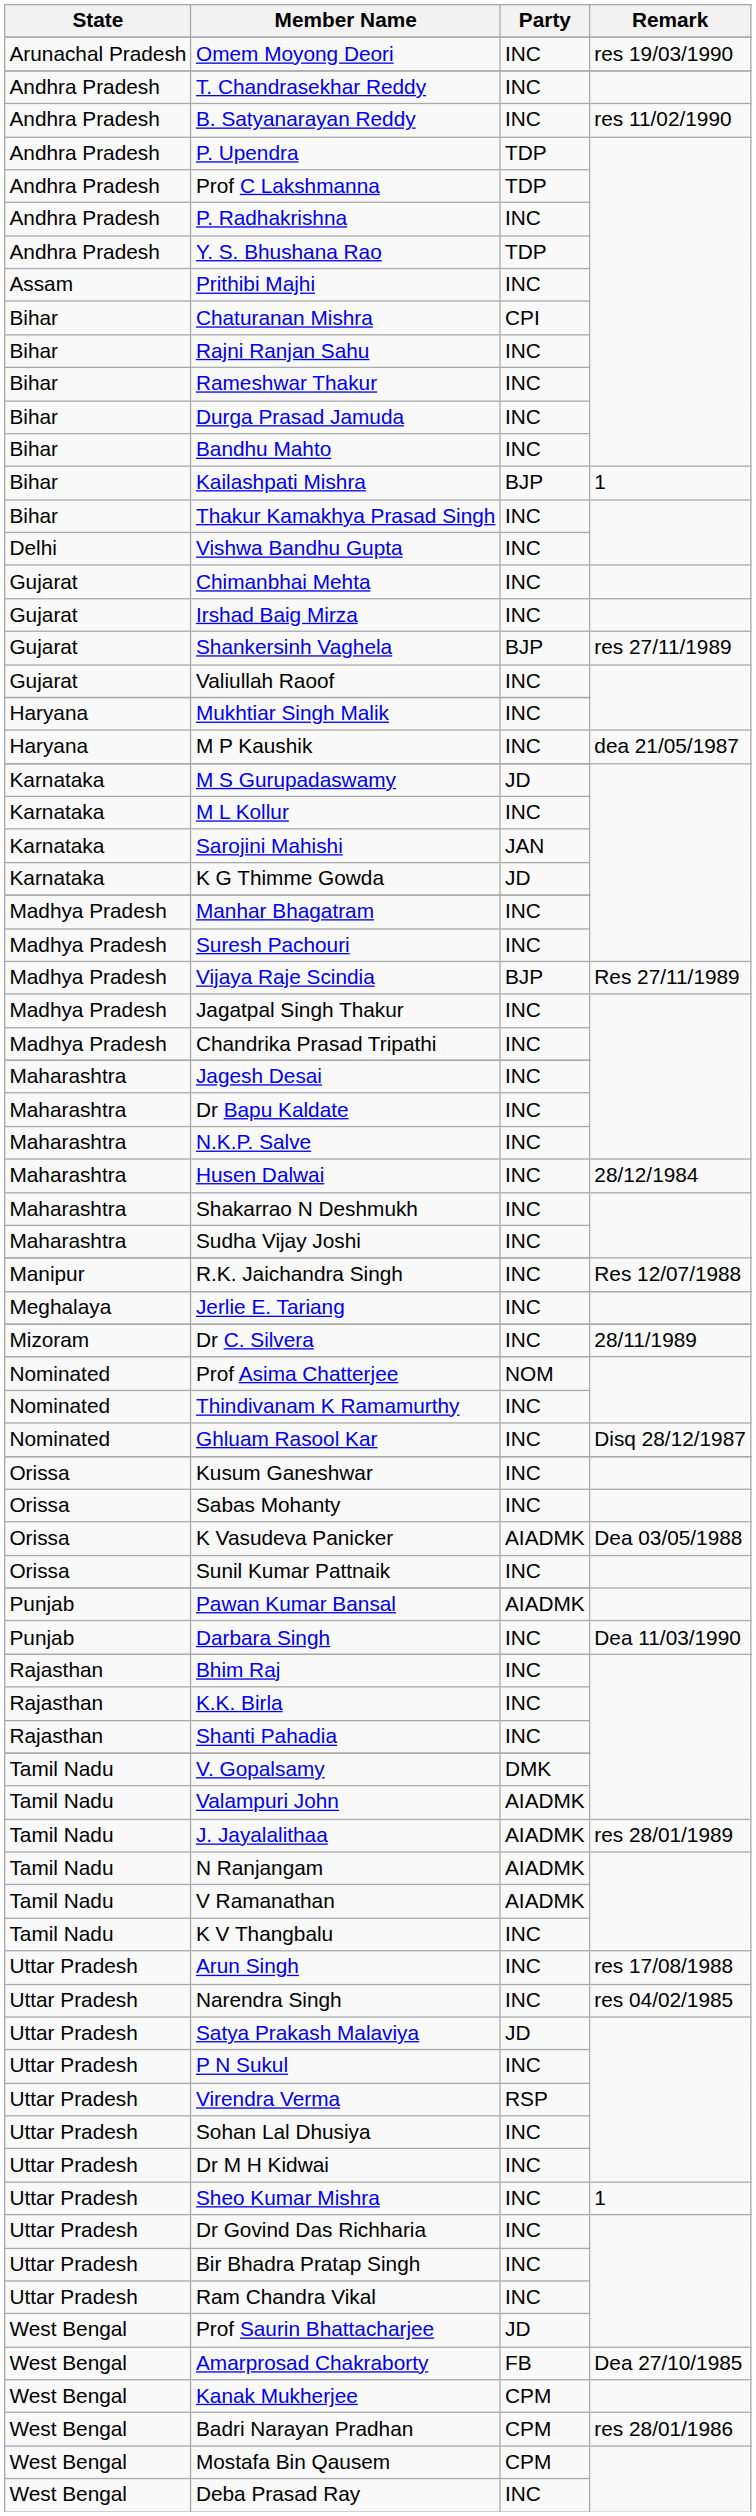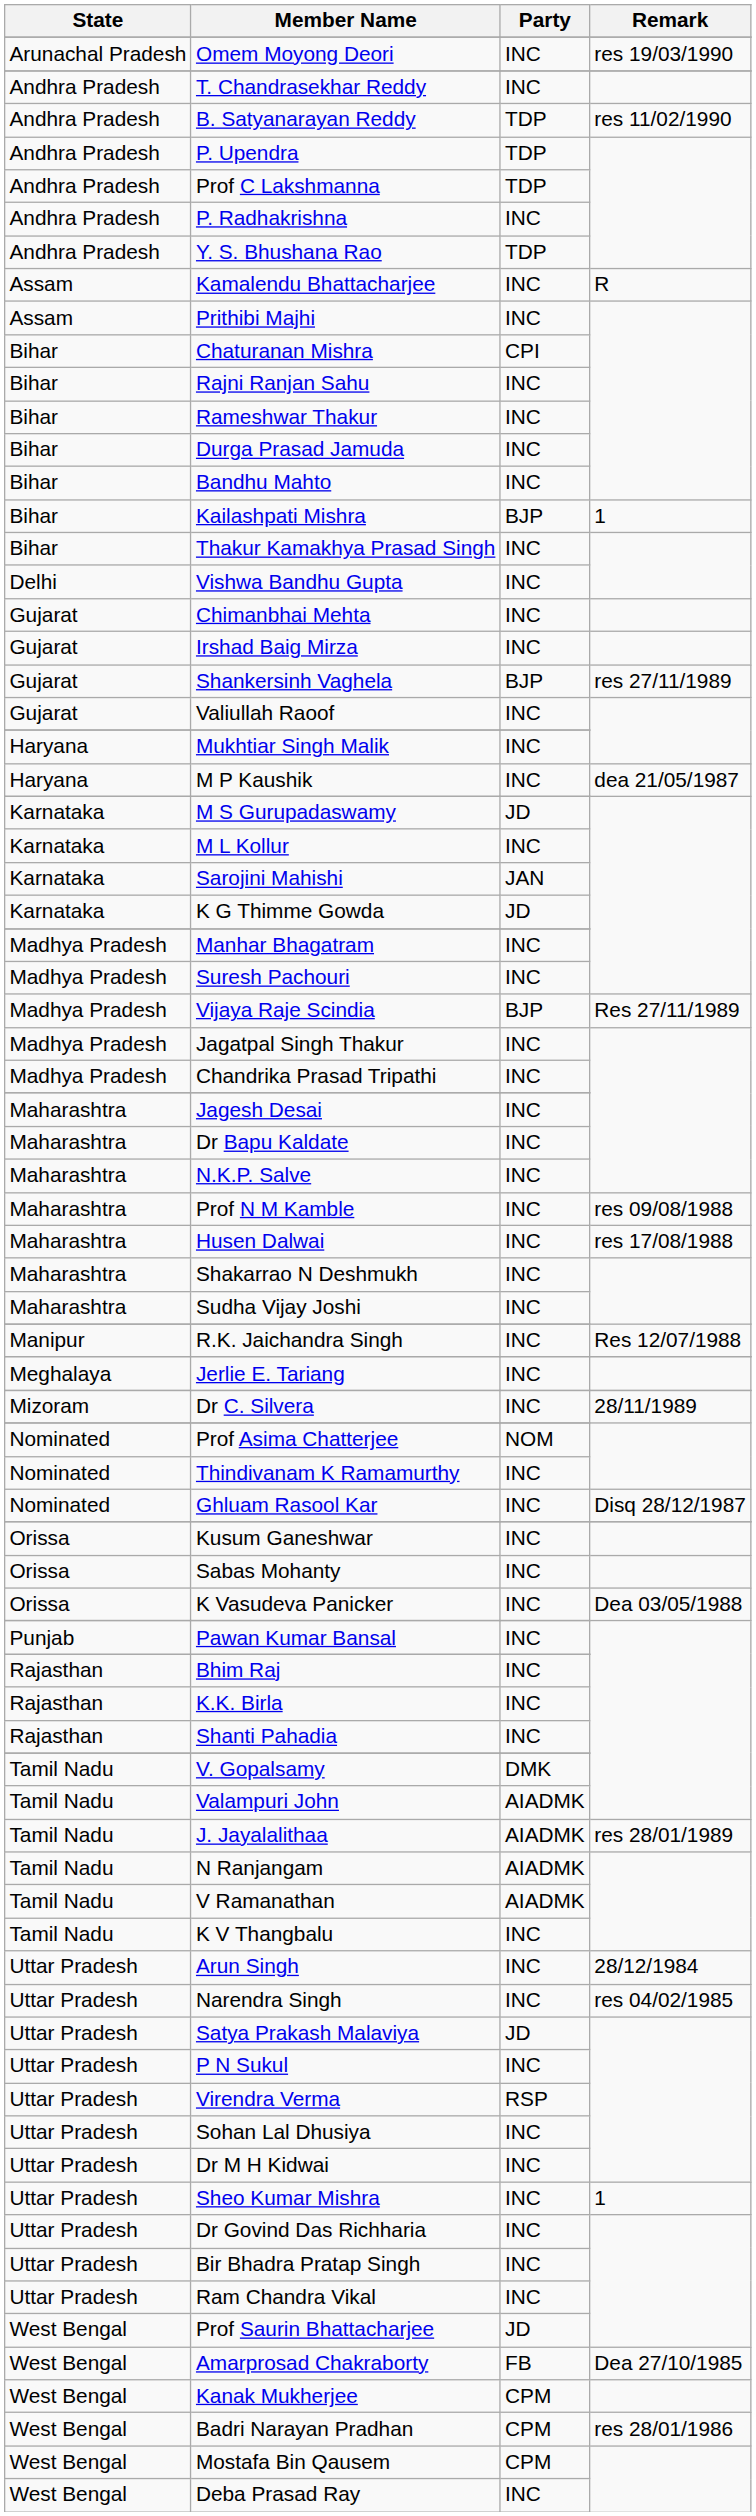(523, 119) INC -> (526, 119) TDP
+ row: (316, 284)
+ row: (275, 1208)
(646, 1175) 28/12/1984 -> (664, 1241) res 17/08/1988
(545, 1538) AIADMK -> (523, 1604) INC
- row: (293, 1571)
(545, 1604) AIADMK -> (523, 1637) INC
- row: (263, 1637)
(664, 1967) res 17/08/1988 -> (646, 1967) 28/12/1984
